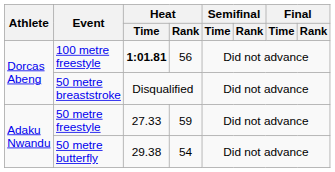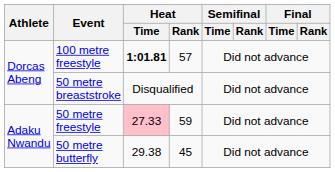(186, 57) 56 -> (186, 57) 57
(146, 120) no background -> (146, 120) pink background
(186, 152) 54 -> (186, 152) 45
